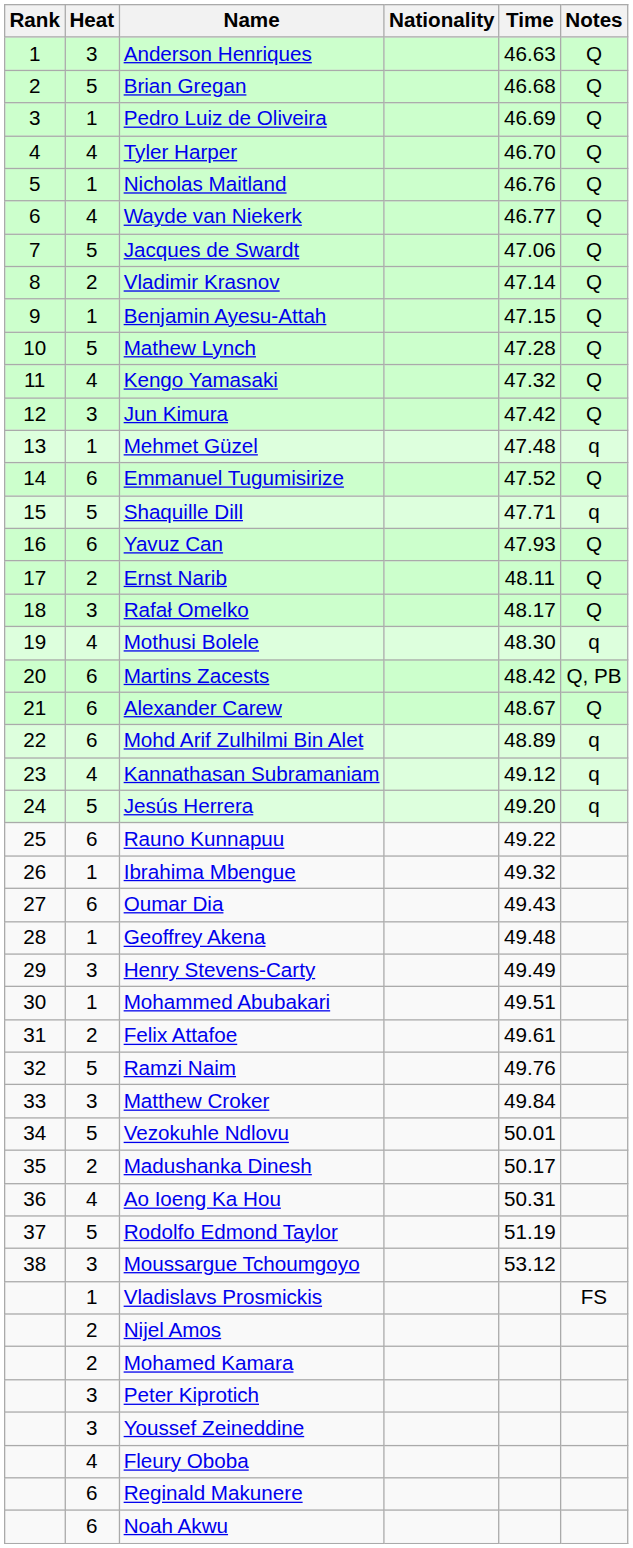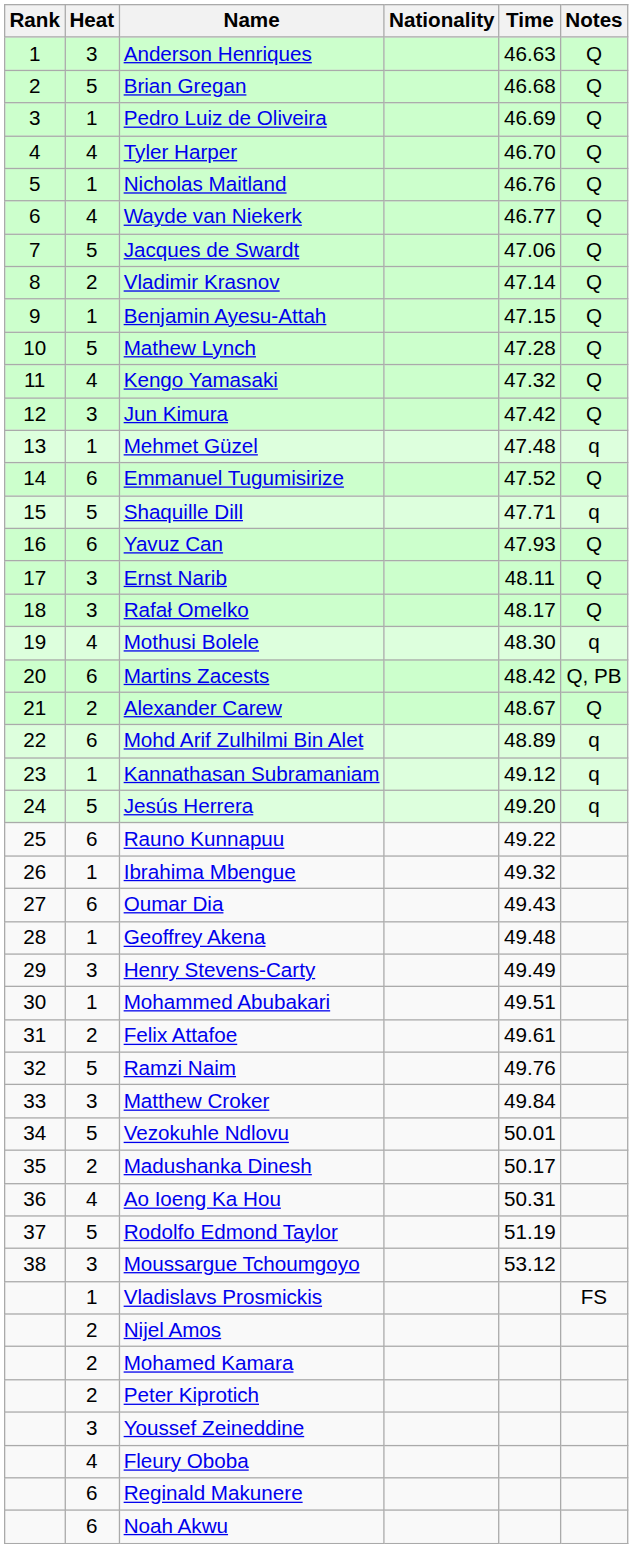(92, 577) 2 -> (92, 577) 3
(92, 708) 6 -> (92, 708) 2
(92, 773) 4 -> (92, 773) 1
(92, 1395) 3 -> (92, 1395) 2
